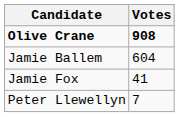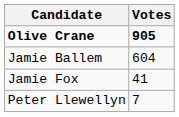(144, 37) 908 -> (144, 37) 905
